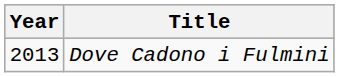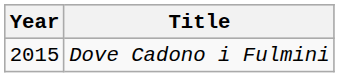(35, 55) 2013 -> (35, 55) 2015
